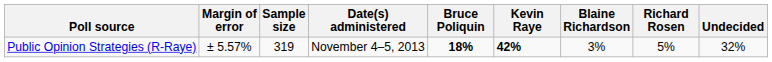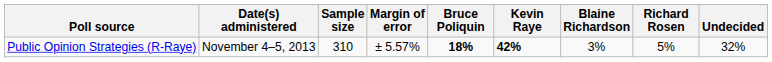columns swapped: (368, 20) <-> (229, 20)
(284, 47) 319 -> (343, 47) 310
